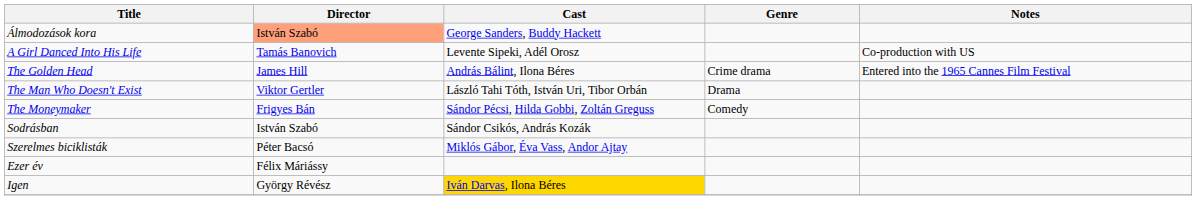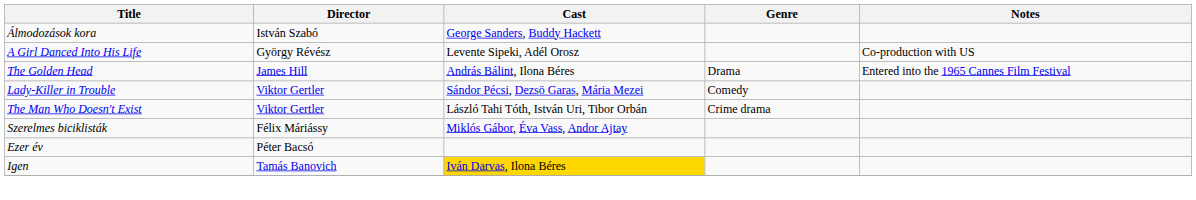(287, 33) lightsalmon background -> (287, 33) no background
(297, 52) Tamás Banovich -> (294, 52) György Révész
(739, 71) Crime drama -> (724, 71) Drama
+ row: (61, 90)
(724, 90) Drama -> (739, 109) Crime drama
- row: (49, 109)
- row: (33, 128)
(285, 147) Péter Bacsó -> (292, 128) Félix Máriássy
(292, 166) Félix Máriássy -> (285, 147) Péter Bacsó
(294, 185) György Révész -> (297, 166) Tamás Banovich
